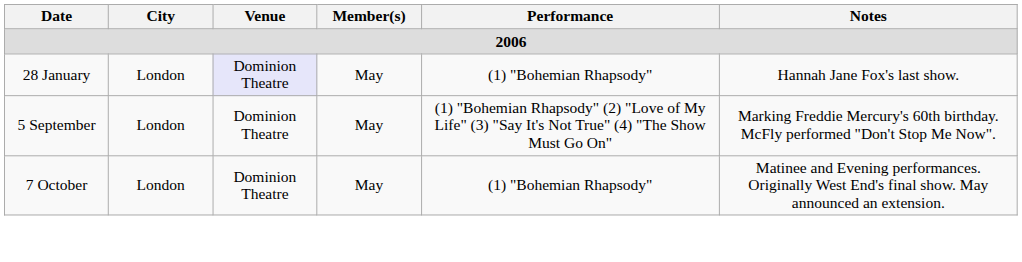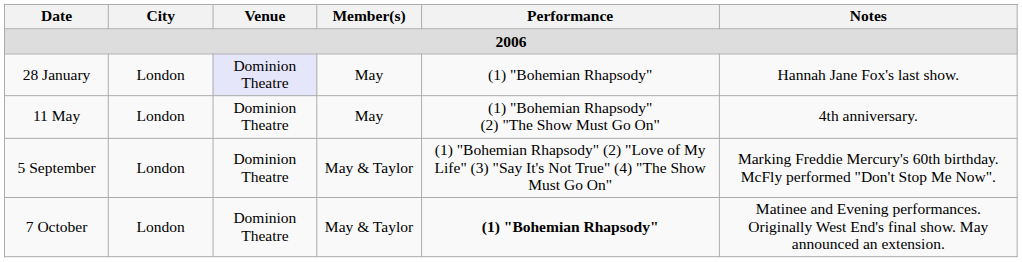+ row: (57, 116)
(369, 125) May -> (369, 167) May & Taylor
(369, 185) May -> (369, 227) May & Taylor
(570, 185) normal -> (570, 227) bold
